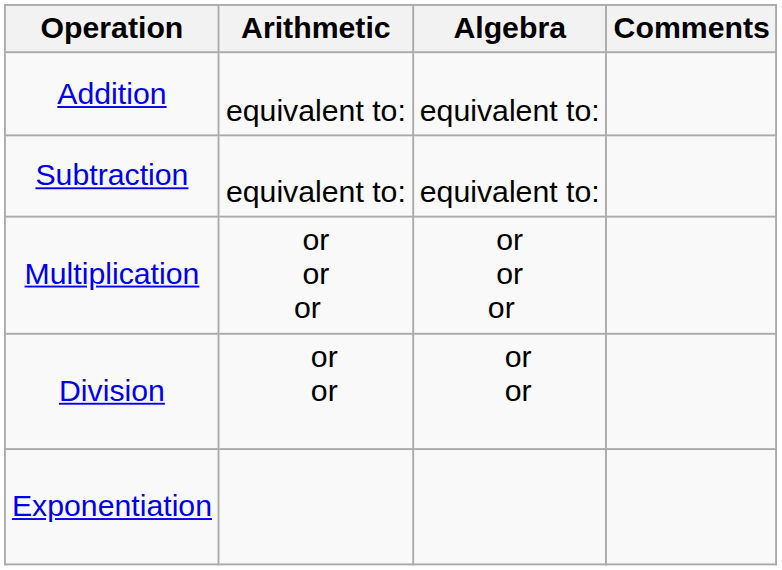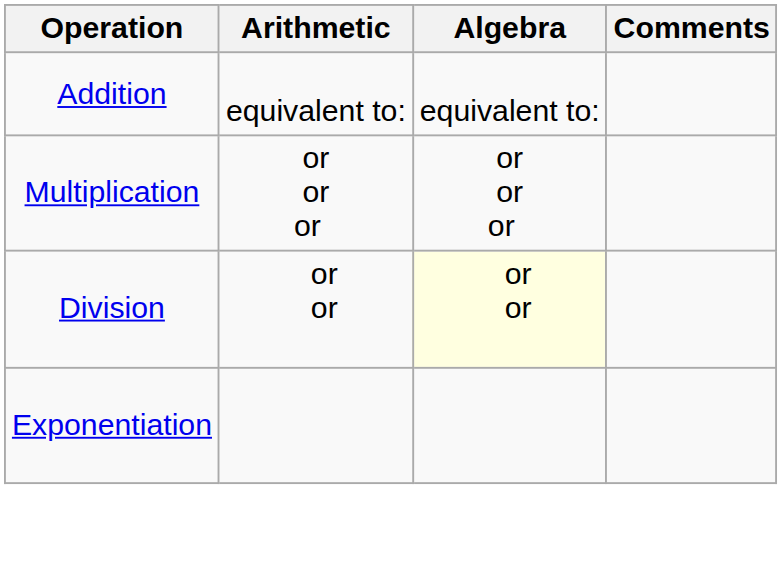- row: (112, 175)
(510, 390) no background -> (510, 308) lightyellow background
